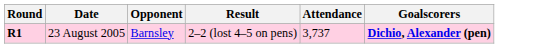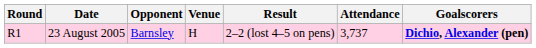+ column: (204, 14)
(15, 33) bold -> (14, 33) normal
